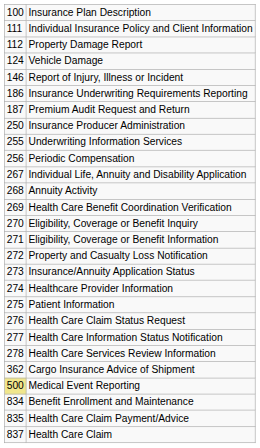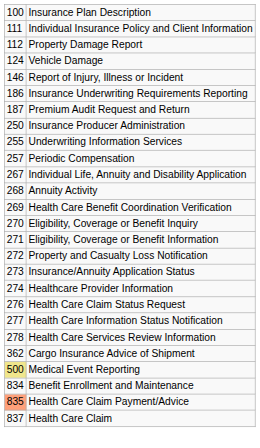(15, 158) 256 -> (15, 158) 257
- row: (71, 304)
(15, 418) no background -> (15, 402) lightsalmon background
